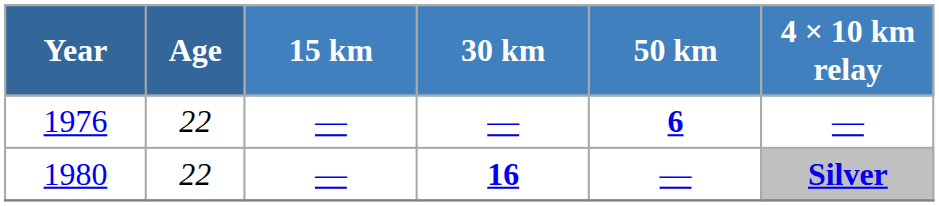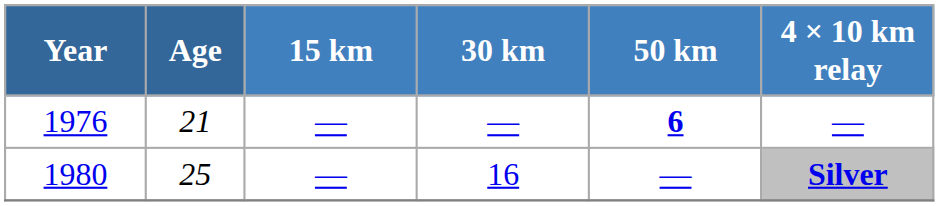(195, 121) 22 -> (195, 121) 21
(195, 174) 22 -> (195, 174) 25
(503, 174) bold -> (503, 174) normal
